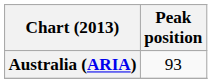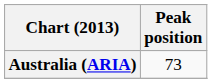(173, 64) 93 -> (173, 64) 73
